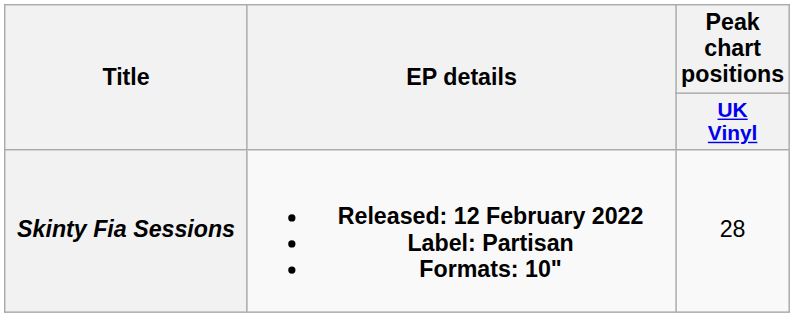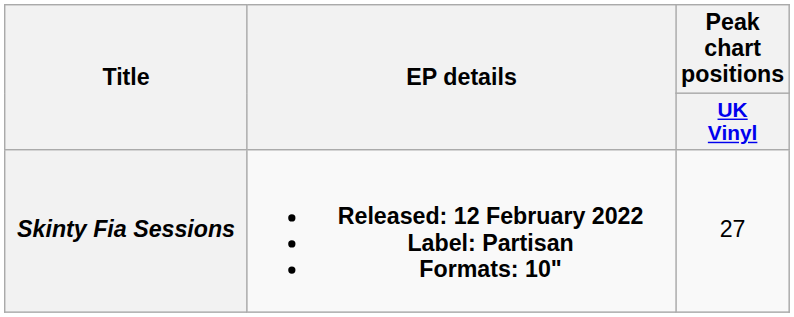(733, 230) 28 -> (733, 230) 27
